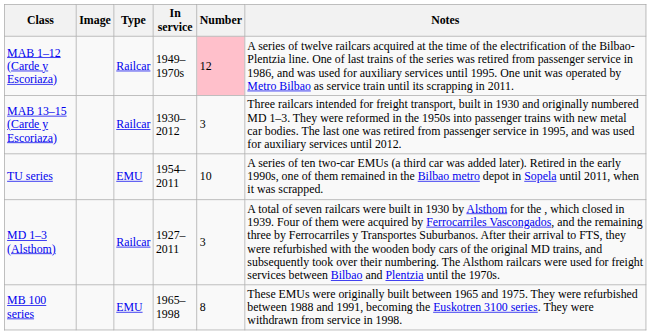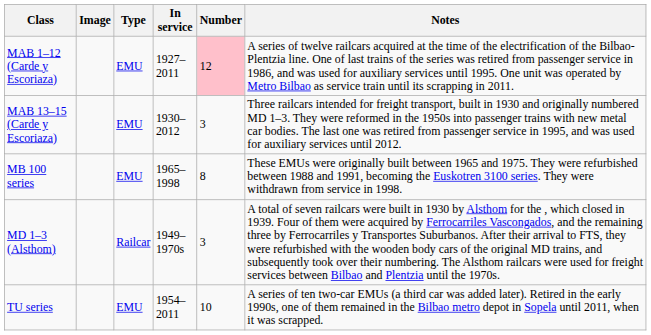(133, 65) Railcar -> (129, 65) EMU
(171, 65) 1949–1970s -> (171, 65) 1927–2011
(133, 124) Railcar -> (129, 124) EMU
rows swapped: (27, 307) <-> (30, 176)
(171, 242) 1927–2011 -> (171, 242) 1949–1970s
